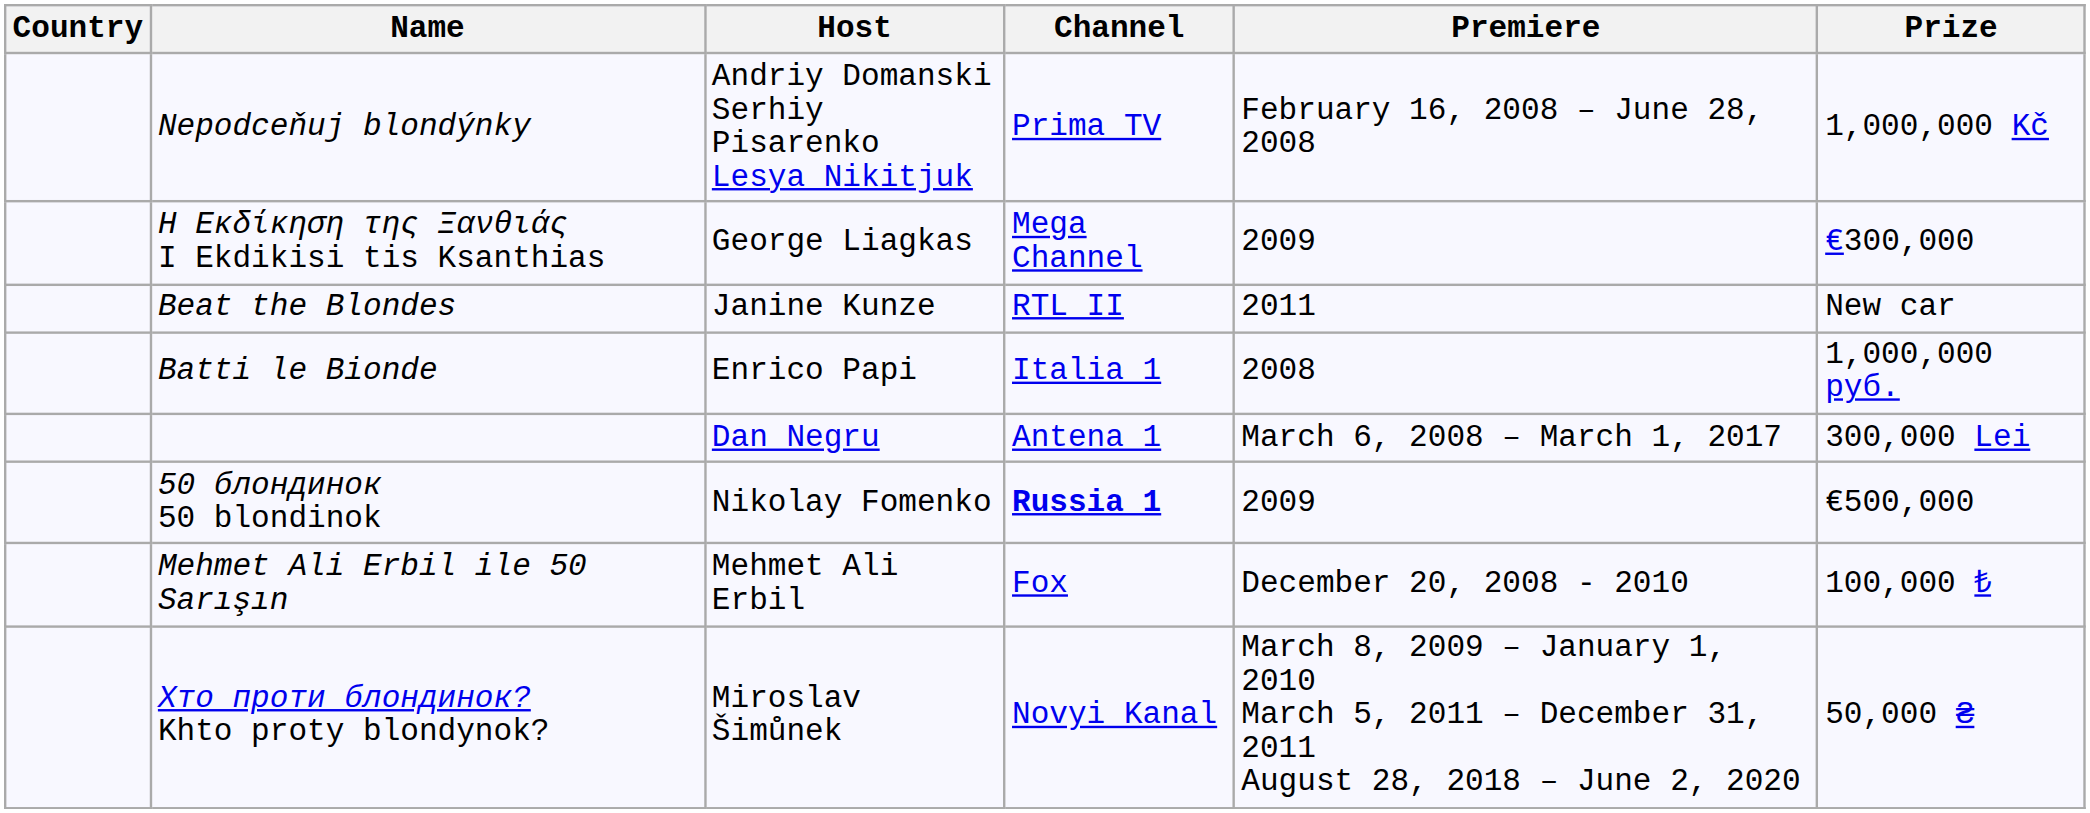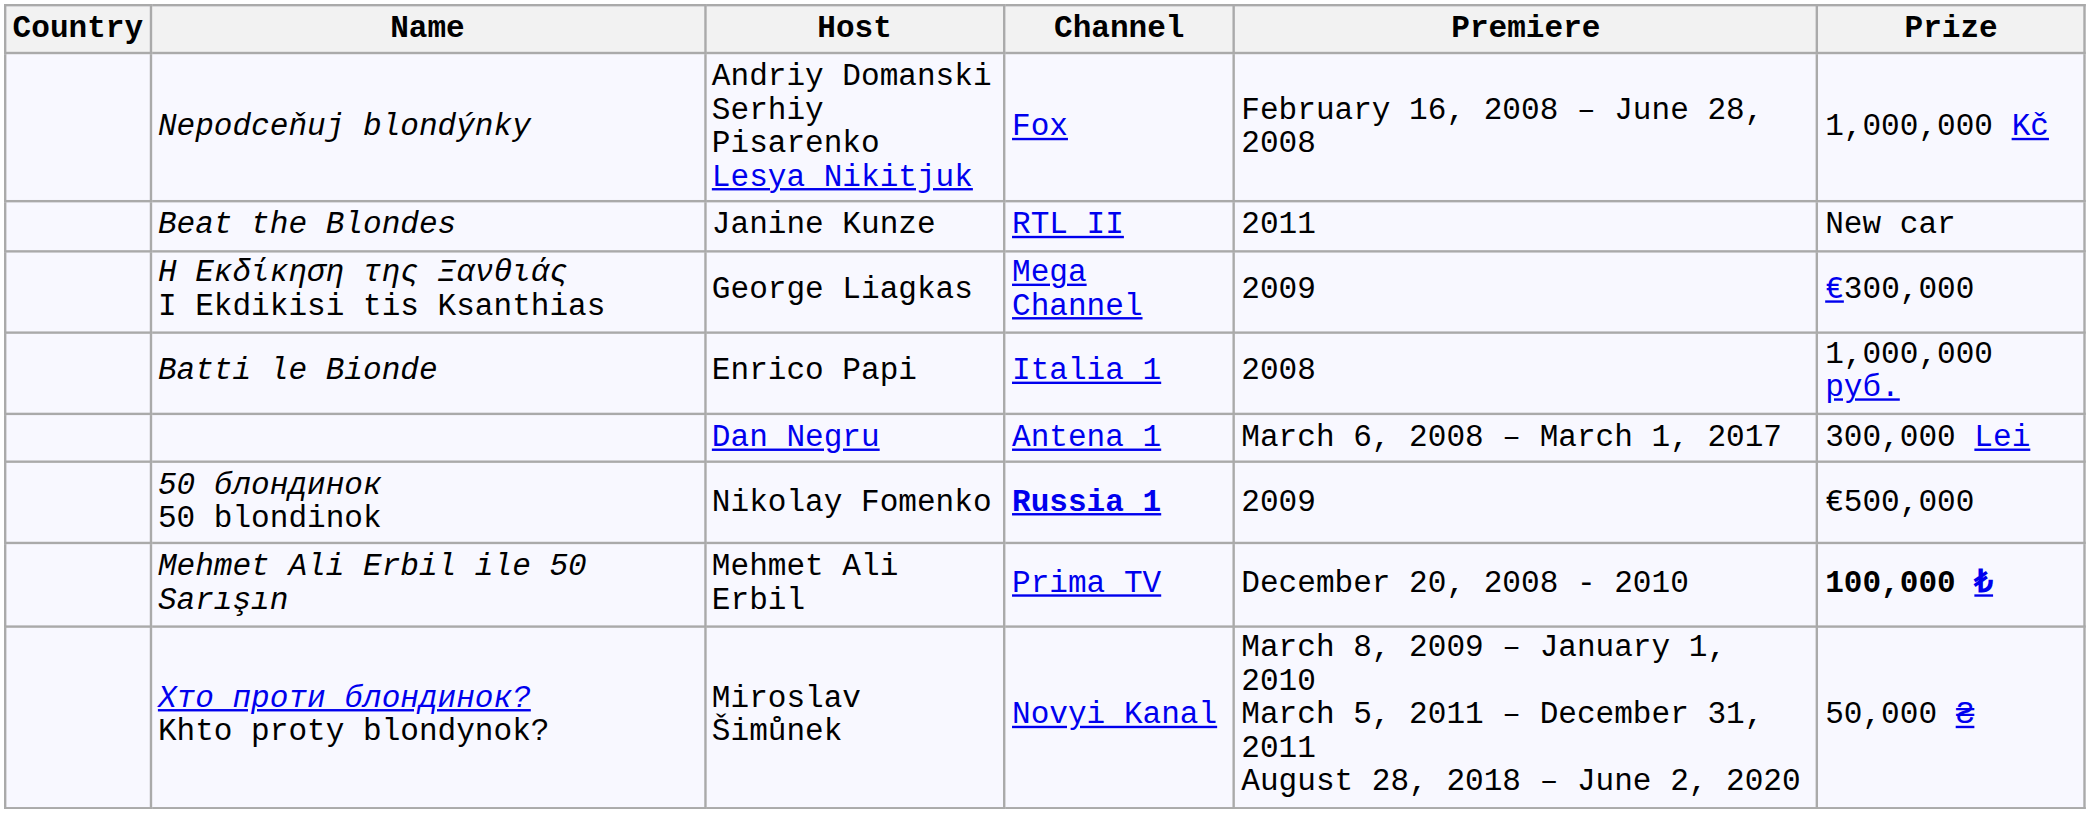(1087, 127) Prima TV -> (1040, 127) Fox
rows swapped: (307, 307) <-> (382, 242)
(1040, 583) Fox -> (1087, 583) Prima TV
(1908, 583) normal -> (1909, 583) bold
